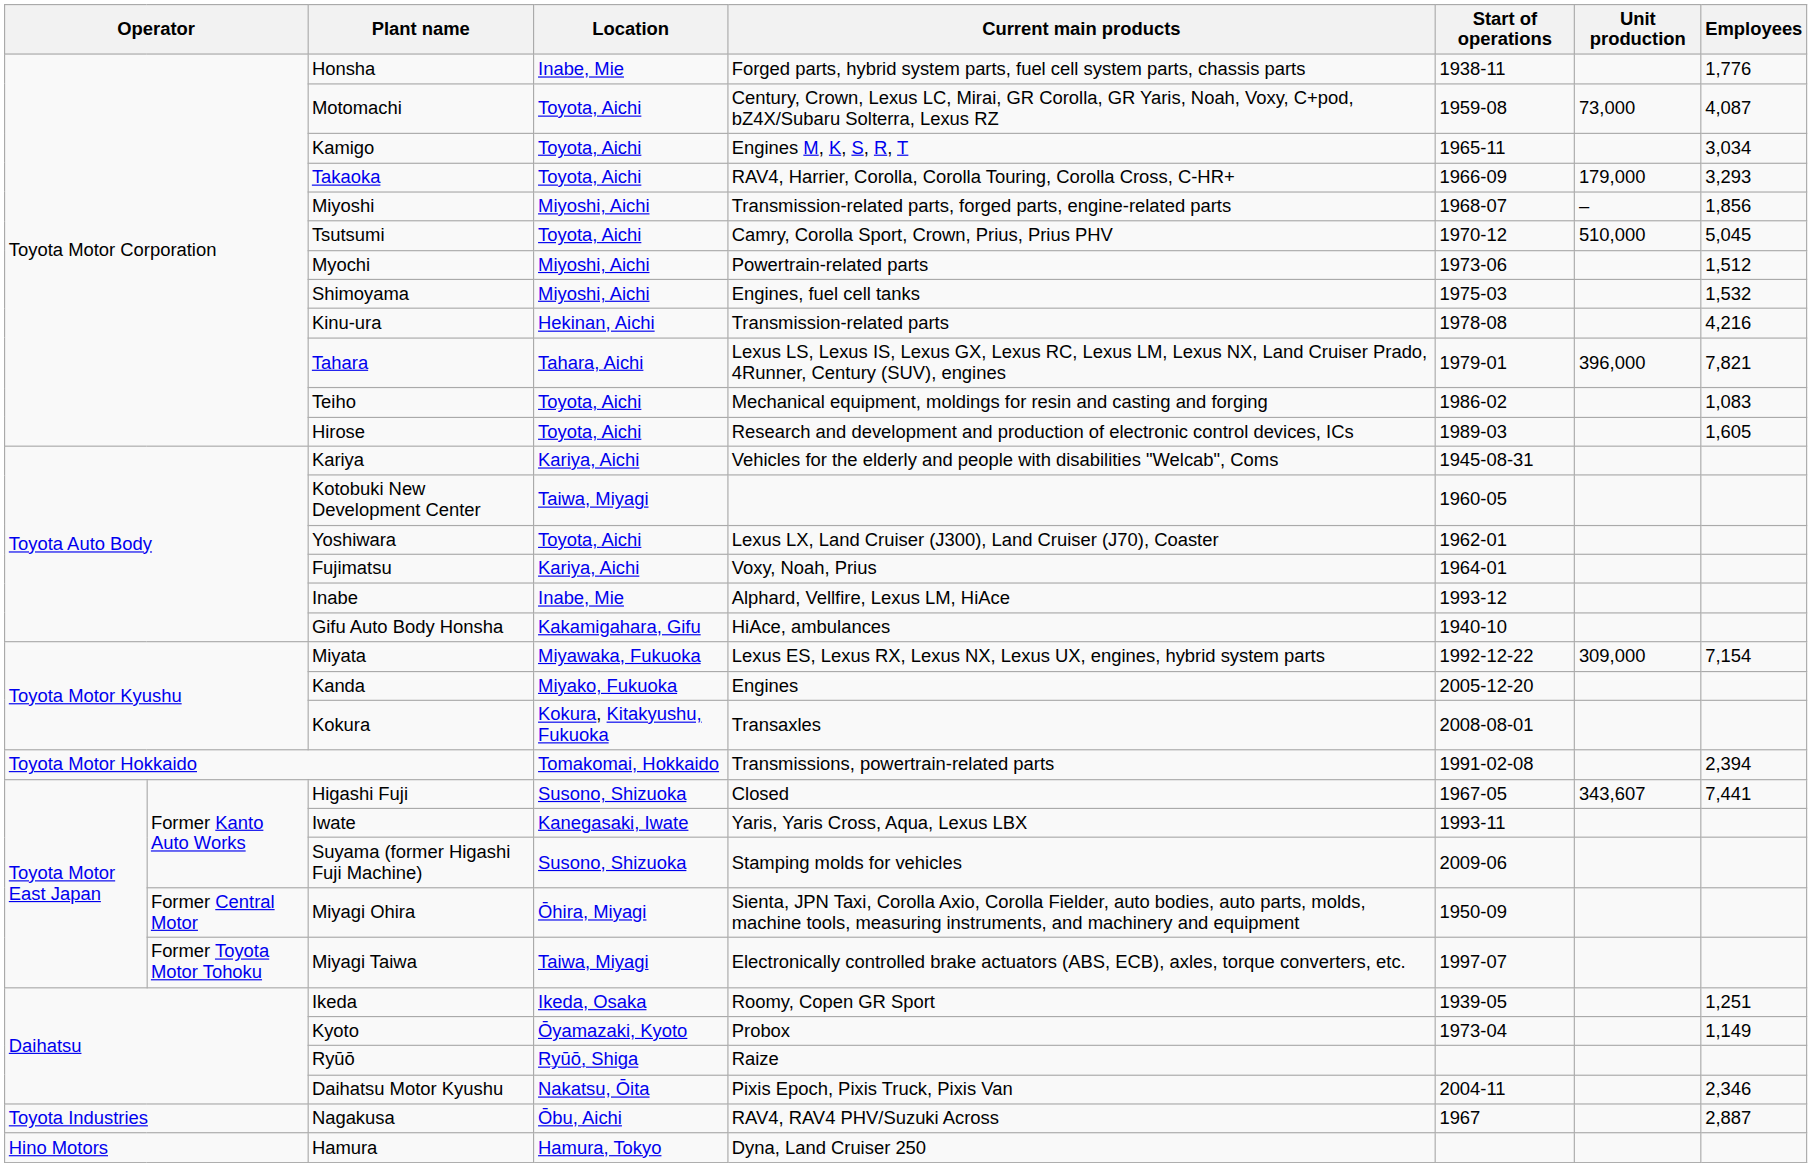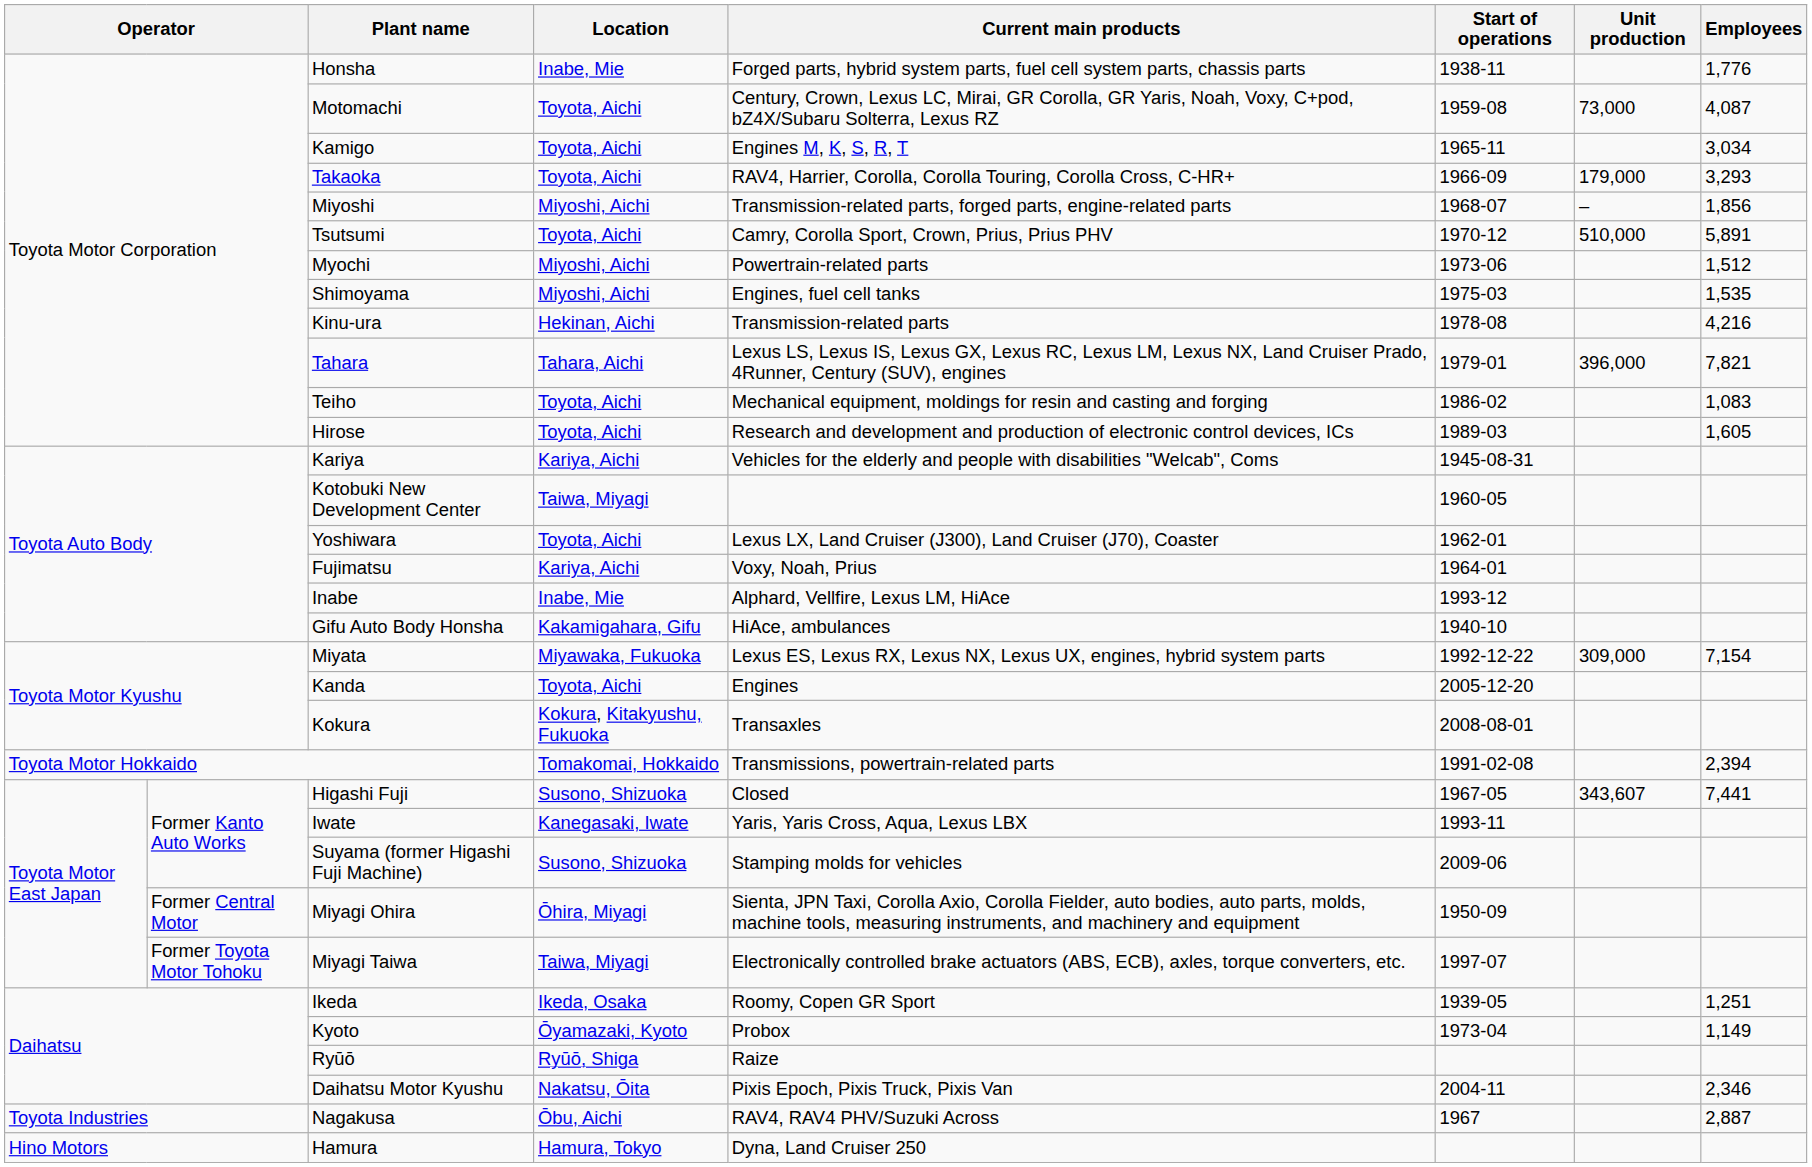(1728, 235) 5,045 -> (1728, 235) 5,891
(1728, 293) 1,532 -> (1728, 293) 1,535
(608, 685) Miyako, Fukuoka -> (590, 685) Toyota, Aichi
